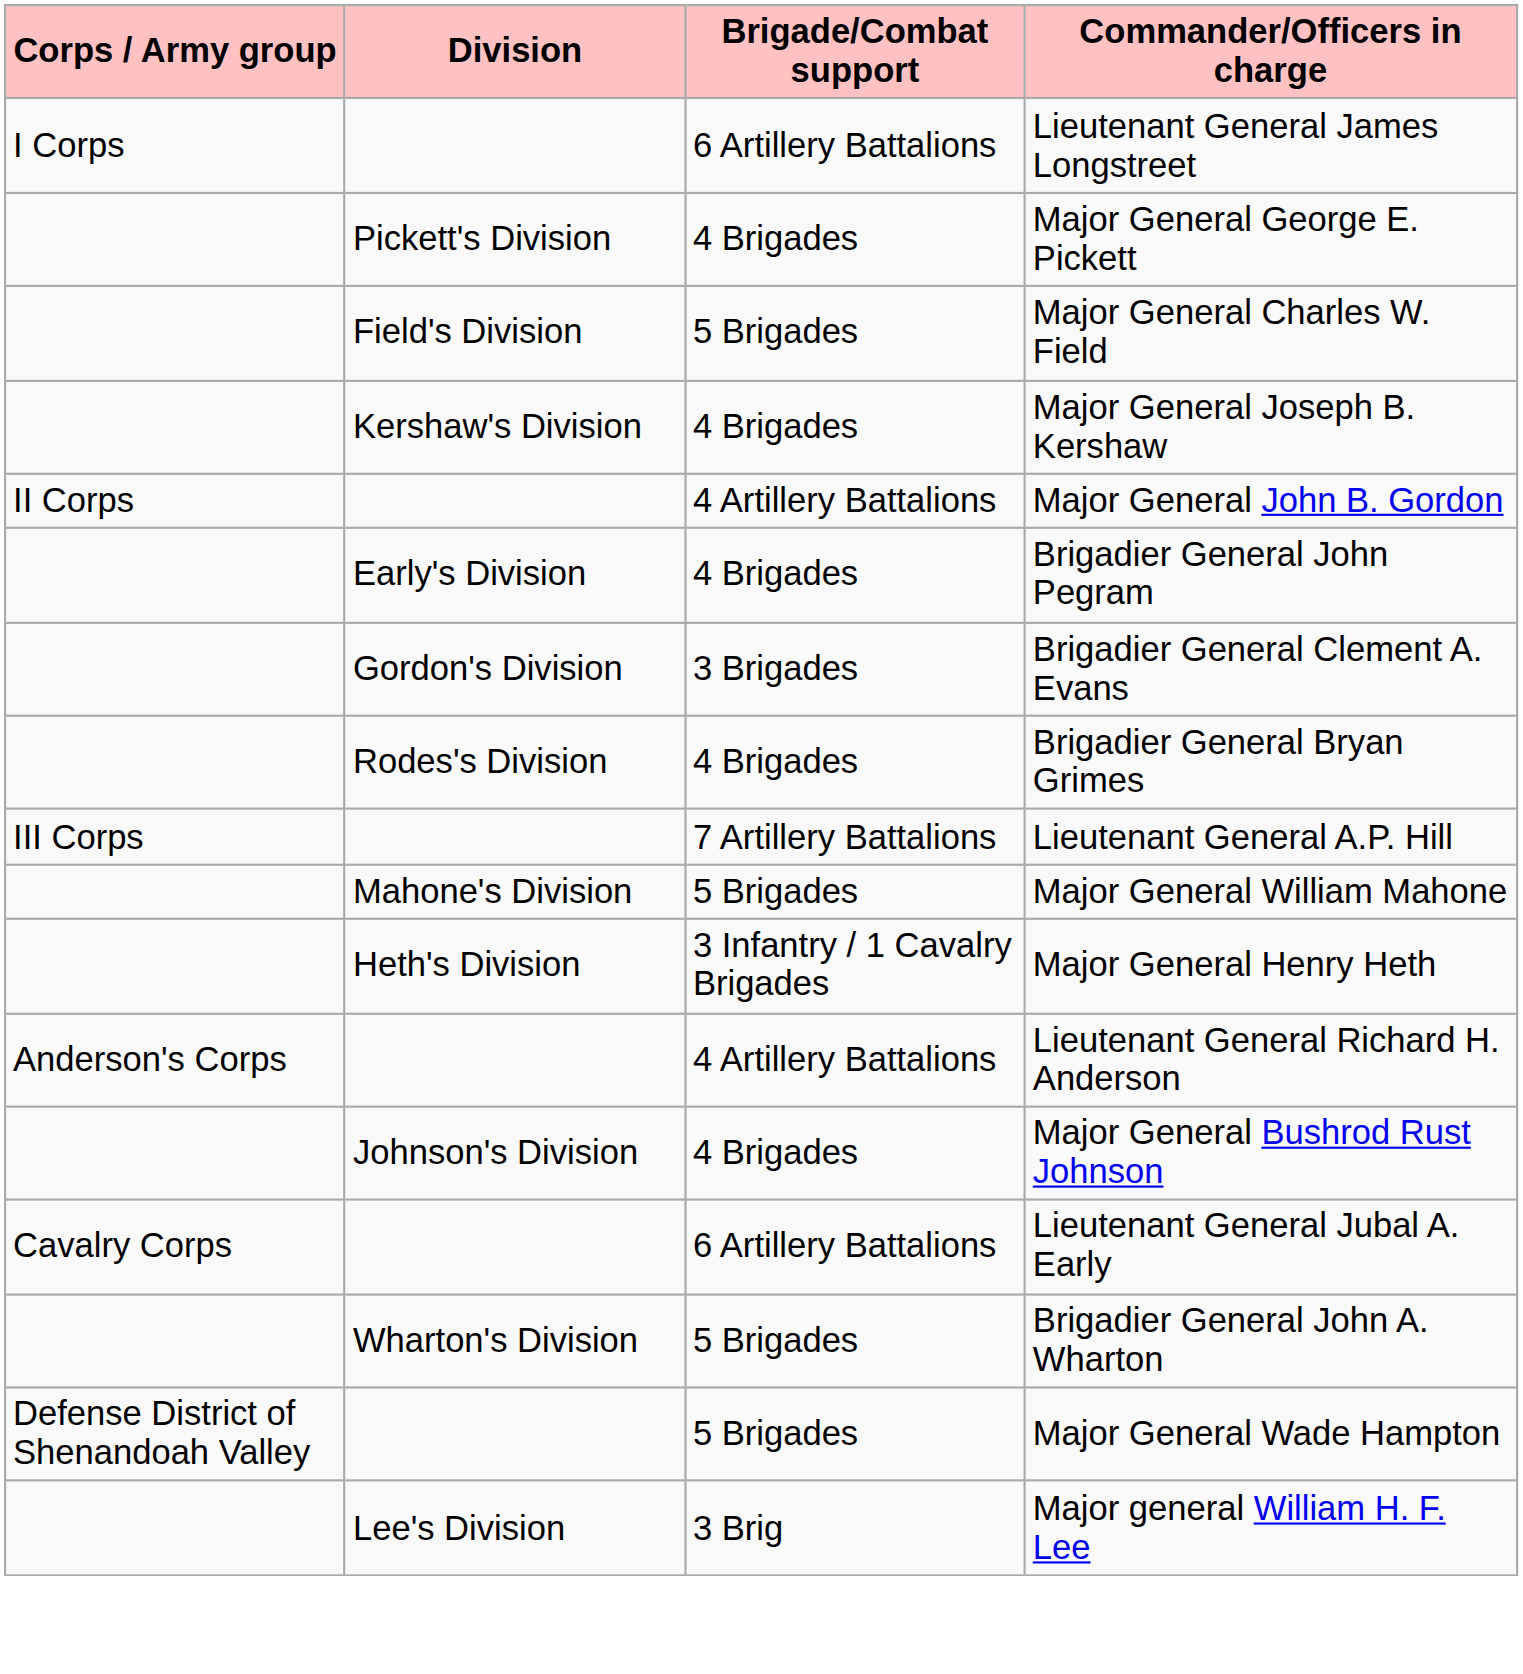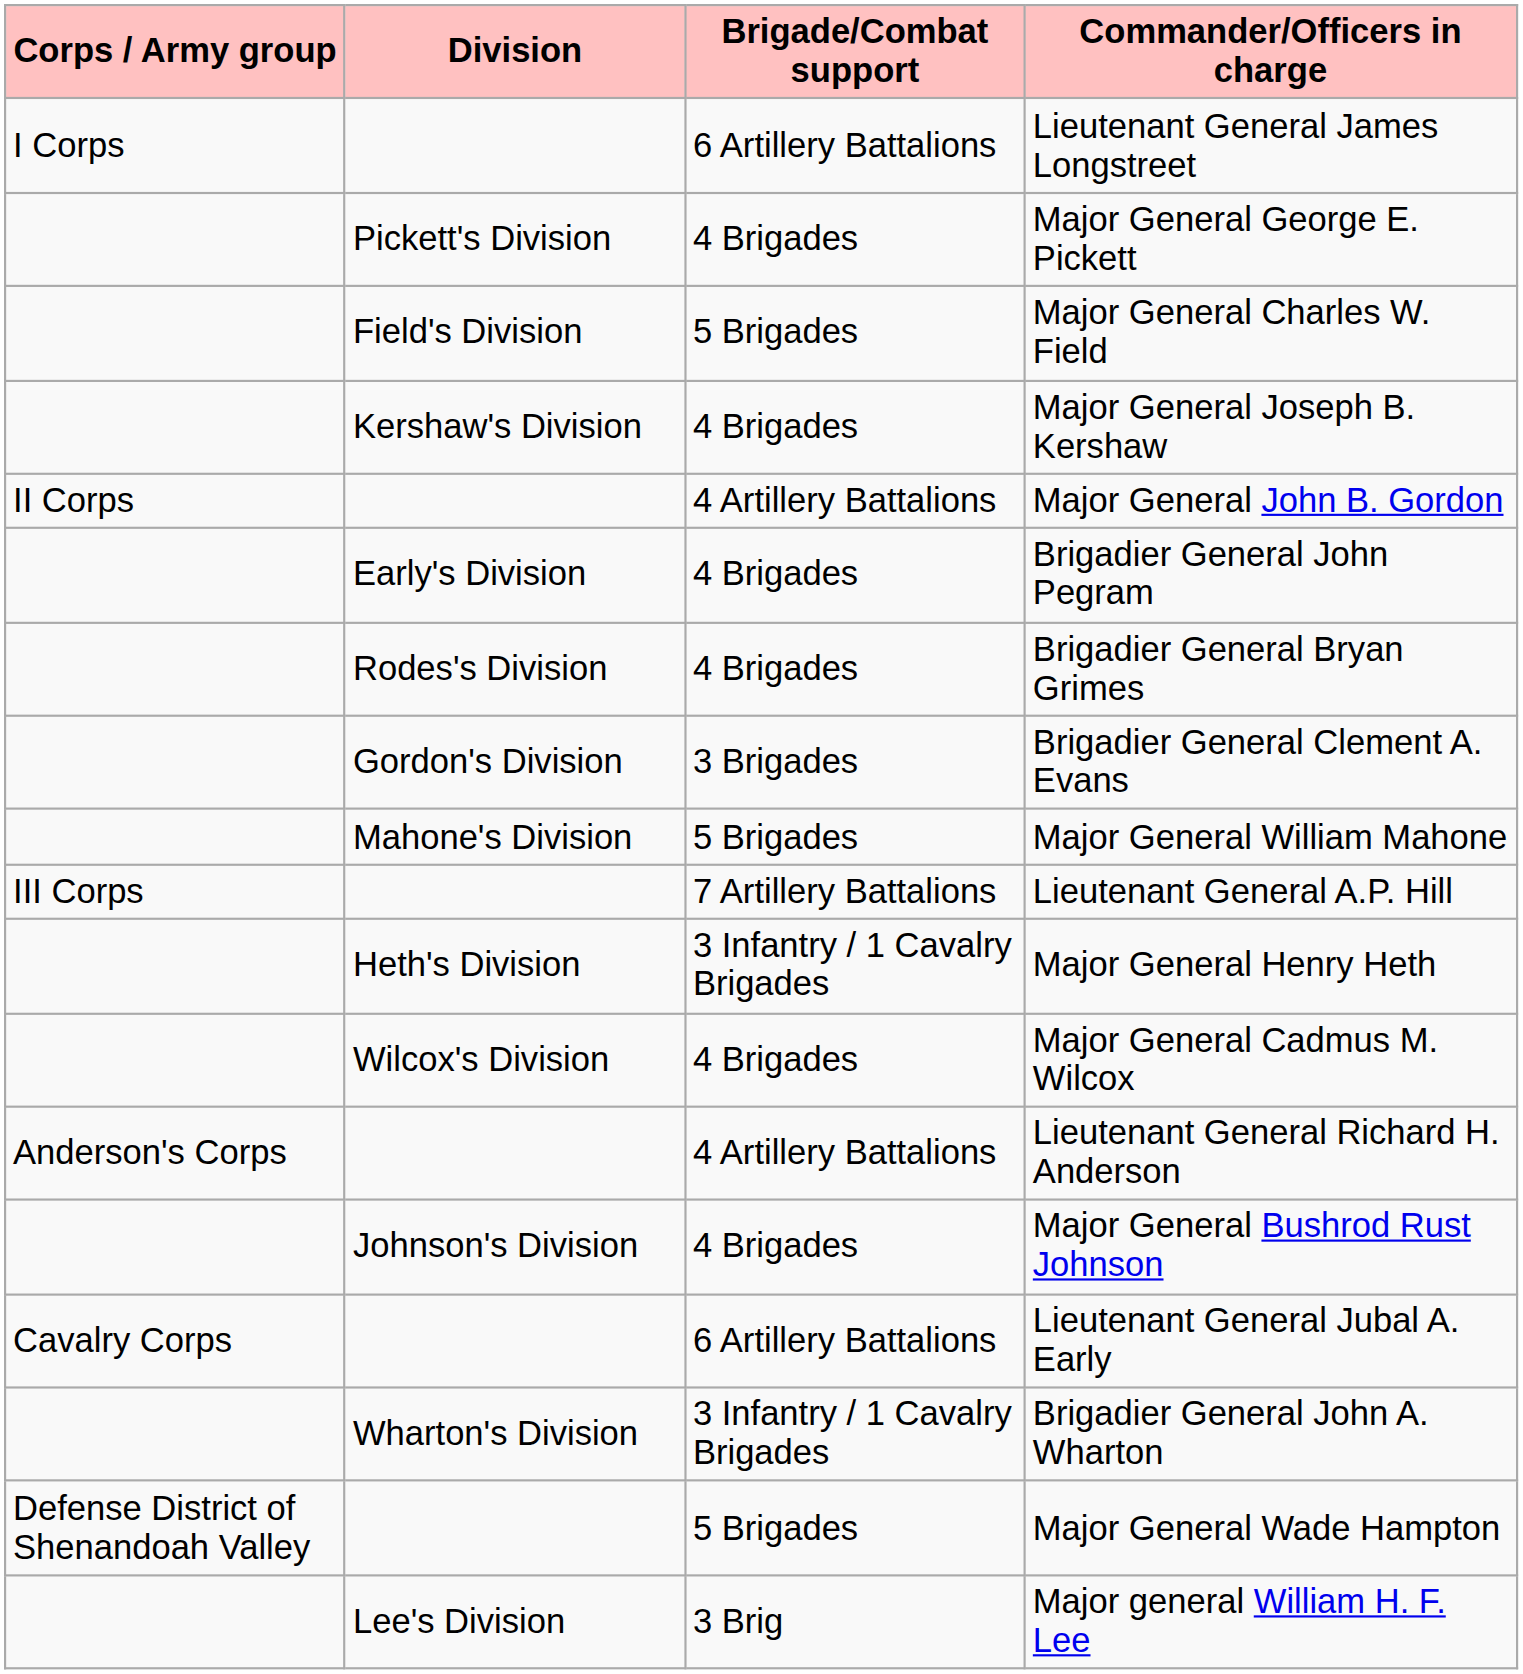rows swapped: (1258, 668) <-> (1218, 761)
rows swapped: (1243, 836) <-> (1270, 891)
+ row: (1235, 1058)
(776, 1340) 5 Brigades -> (852, 1433) 3 Infantry / 1 Cavalry Brigades
